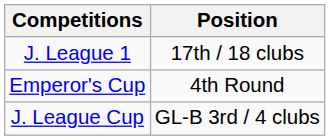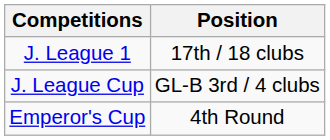rows swapped: (77, 85) <-> (77, 118)
